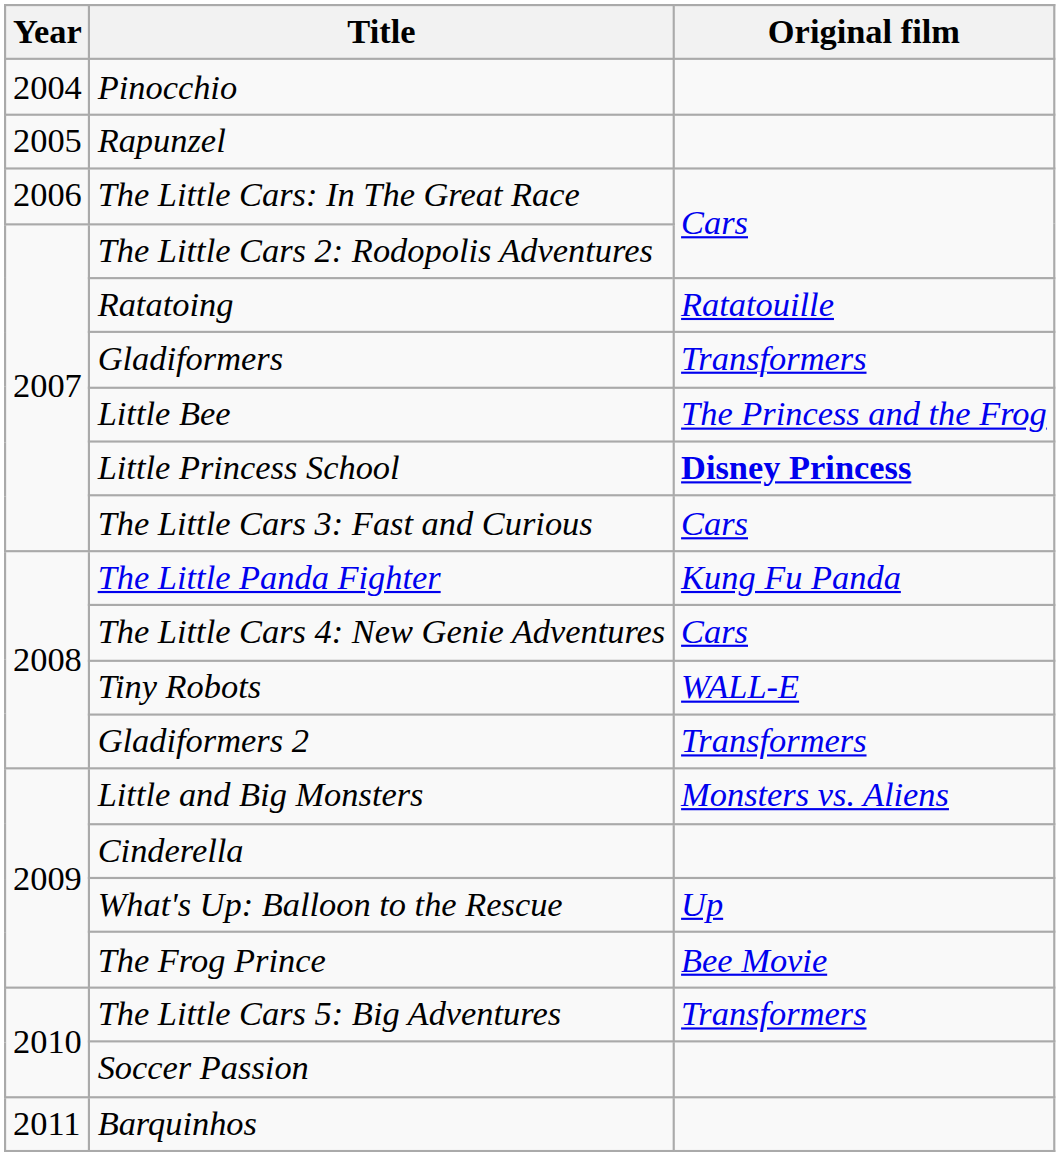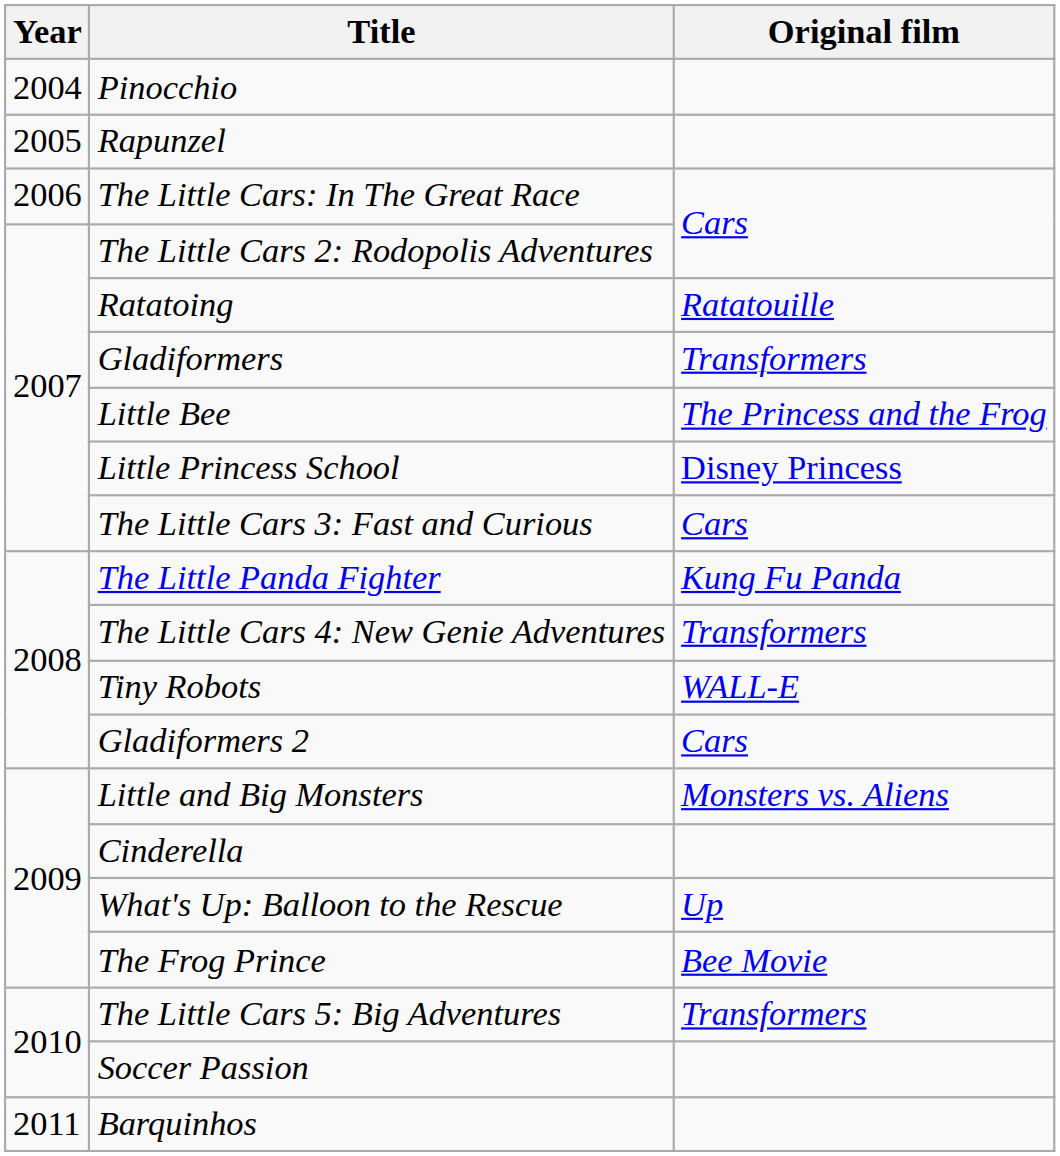(796, 468) bold -> (791, 468) normal
(715, 631) Cars -> (774, 631) Transformers
(774, 741) Transformers -> (715, 741) Cars
